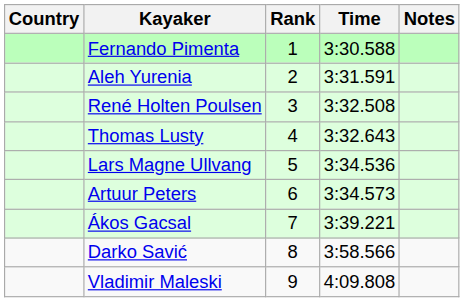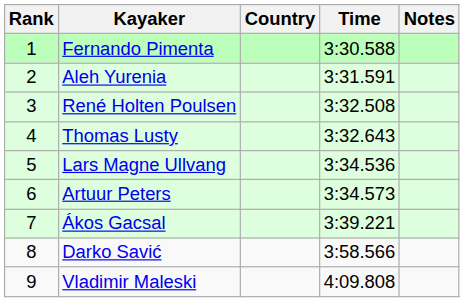columns swapped: (293, 19) <-> (44, 19)
